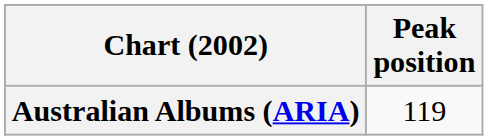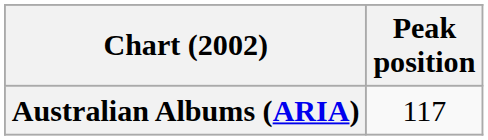(424, 109) 119 -> (424, 109) 117
